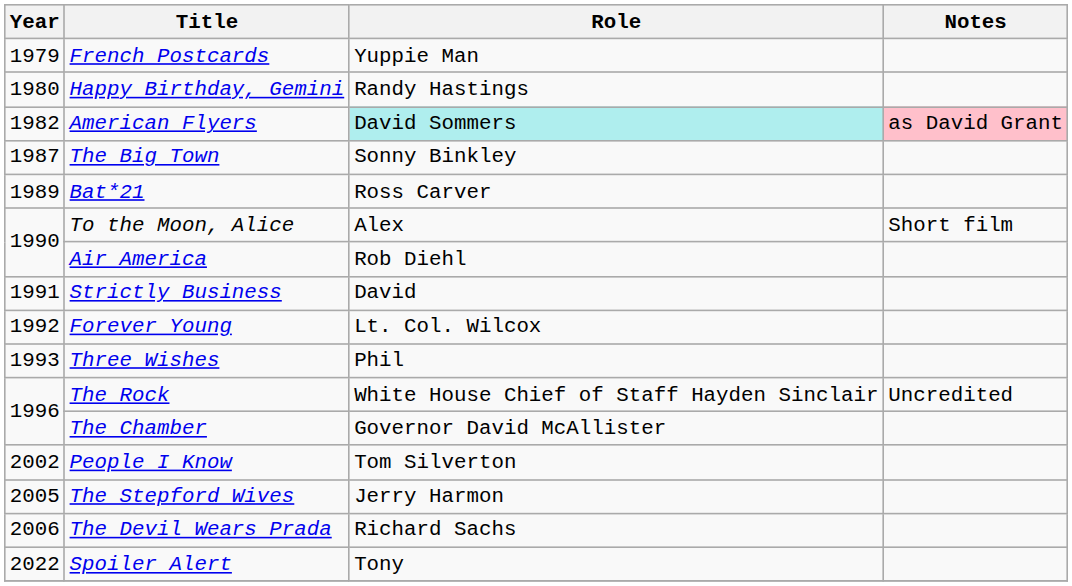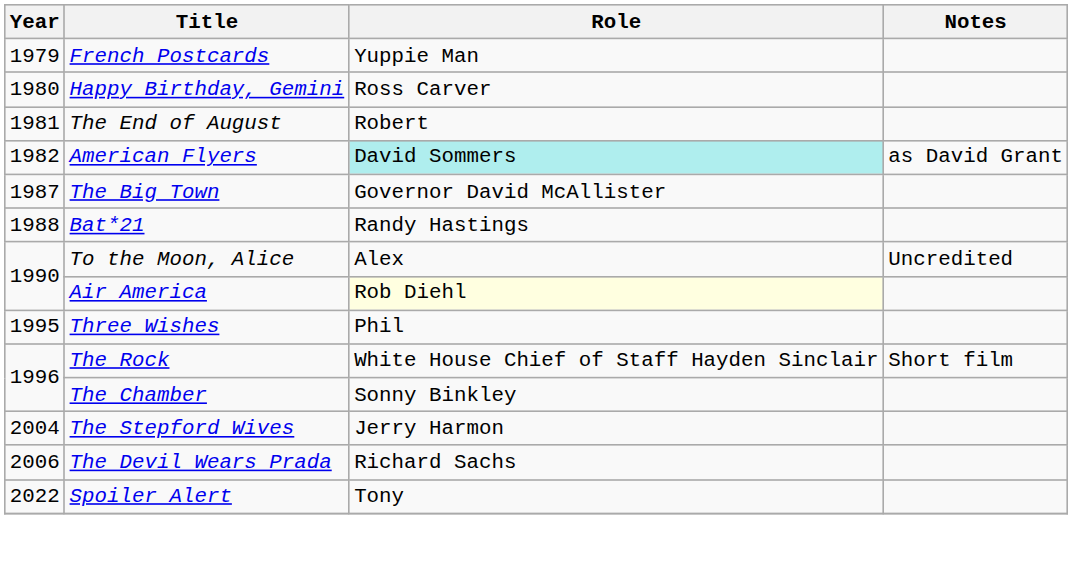(442, 90) Randy Hastings -> (423, 90) Ross Carver
+ row: (176, 123)
(976, 123) pink background -> (976, 157) no background
(435, 157) Sonny Binkley -> (510, 191) Governor David McAllister
(35, 191) 1989 -> (35, 225) 1988
(423, 191) Ross Carver -> (442, 225) Randy Hastings
(951, 225) Short film -> (951, 259) Uncredited
(410, 259) no background -> (410, 293) lightyellow background
- row: (176, 293)
- row: (151, 327)
(35, 361) 1993 -> (35, 327) 1995
(951, 395) Uncredited -> (951, 361) Short film
(510, 429) Governor David McAllister -> (435, 395) Sonny Binkley
- row: (151, 462)
(35, 496) 2005 -> (35, 429) 2004
